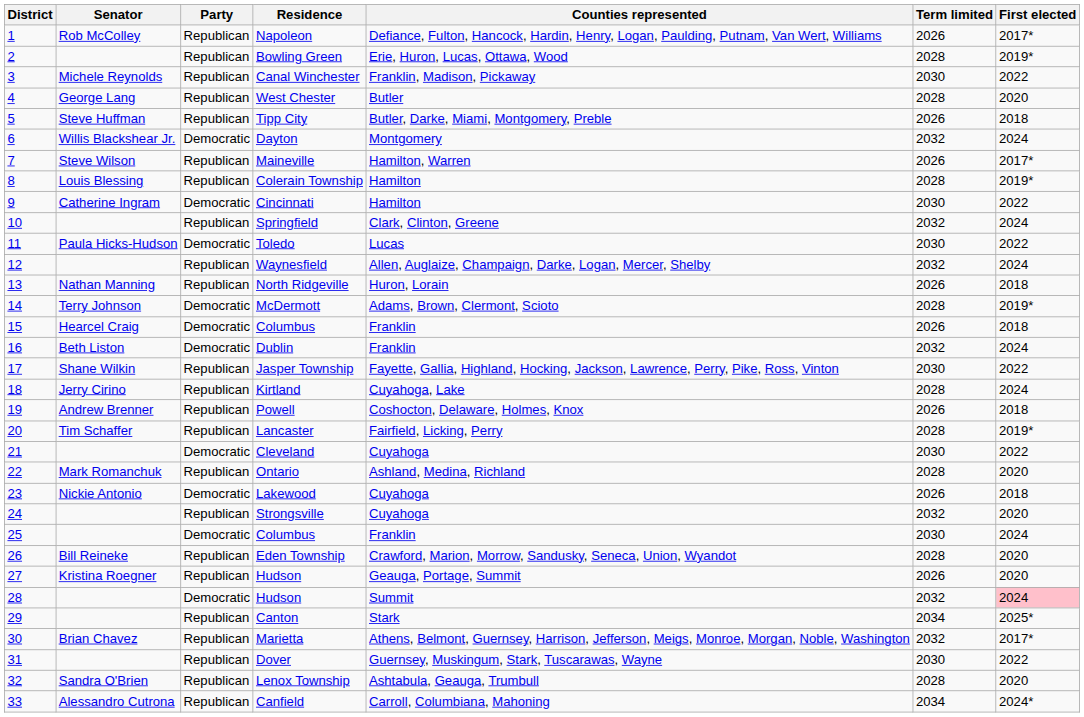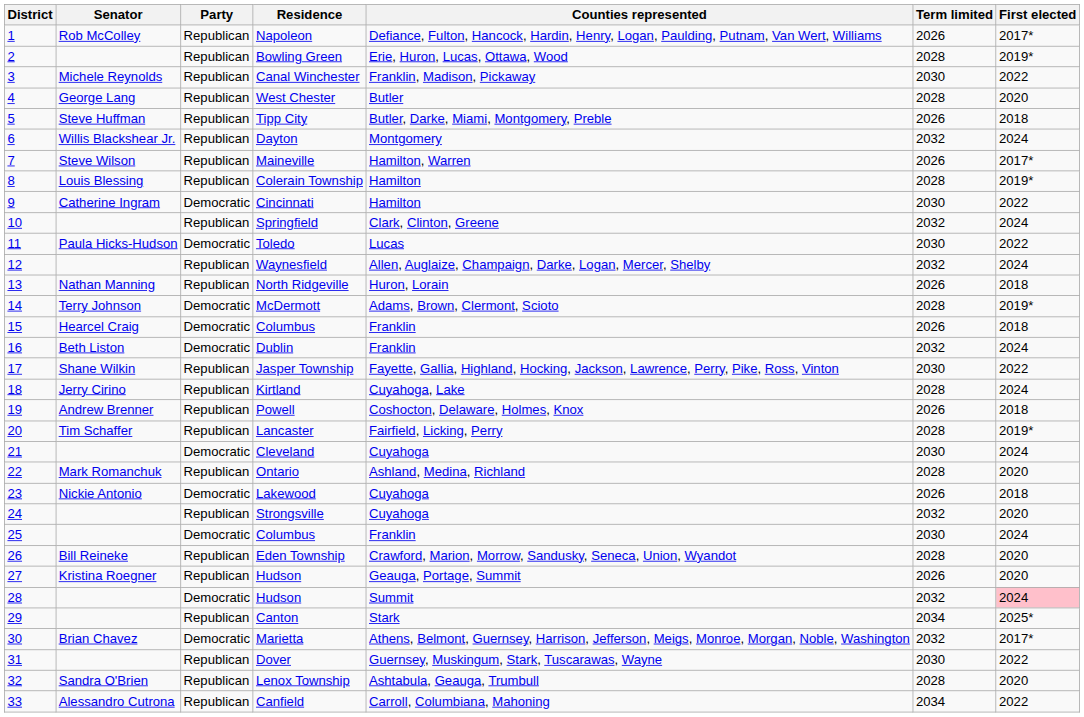(217, 139) Democratic -> (216, 139) Republican
(1014, 451) 2022 -> (1014, 451) 2024
(216, 639) Republican -> (217, 639) Democratic
(1016, 701) 2024* -> (1014, 701) 2022
